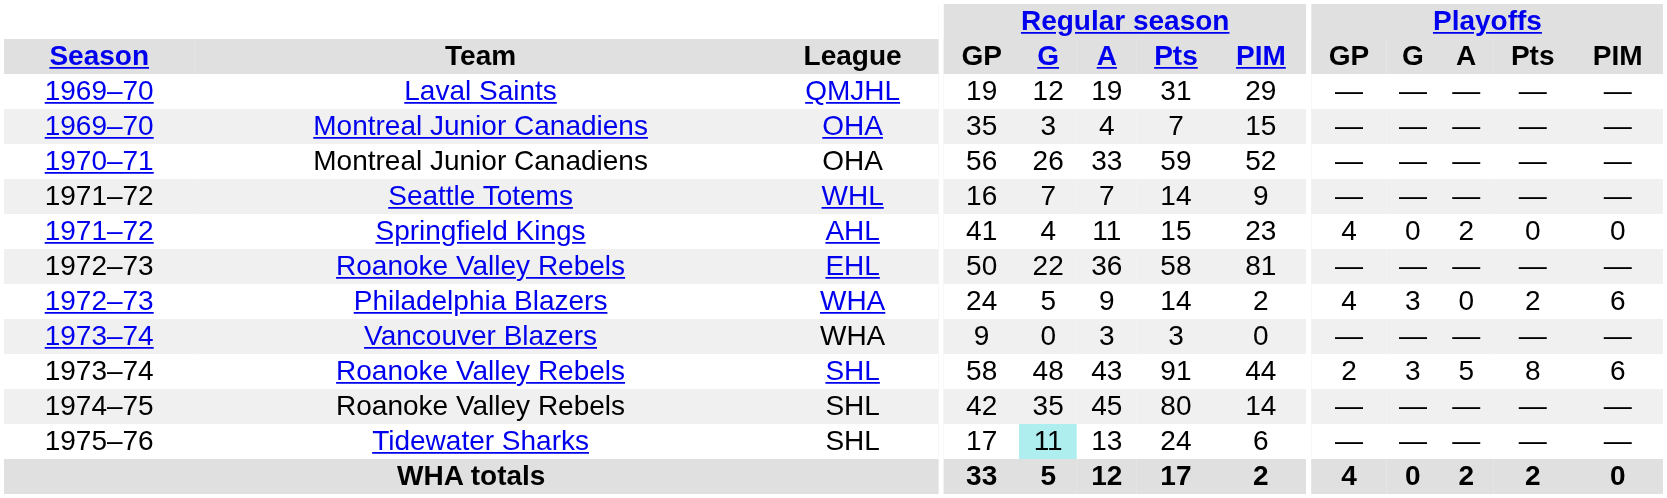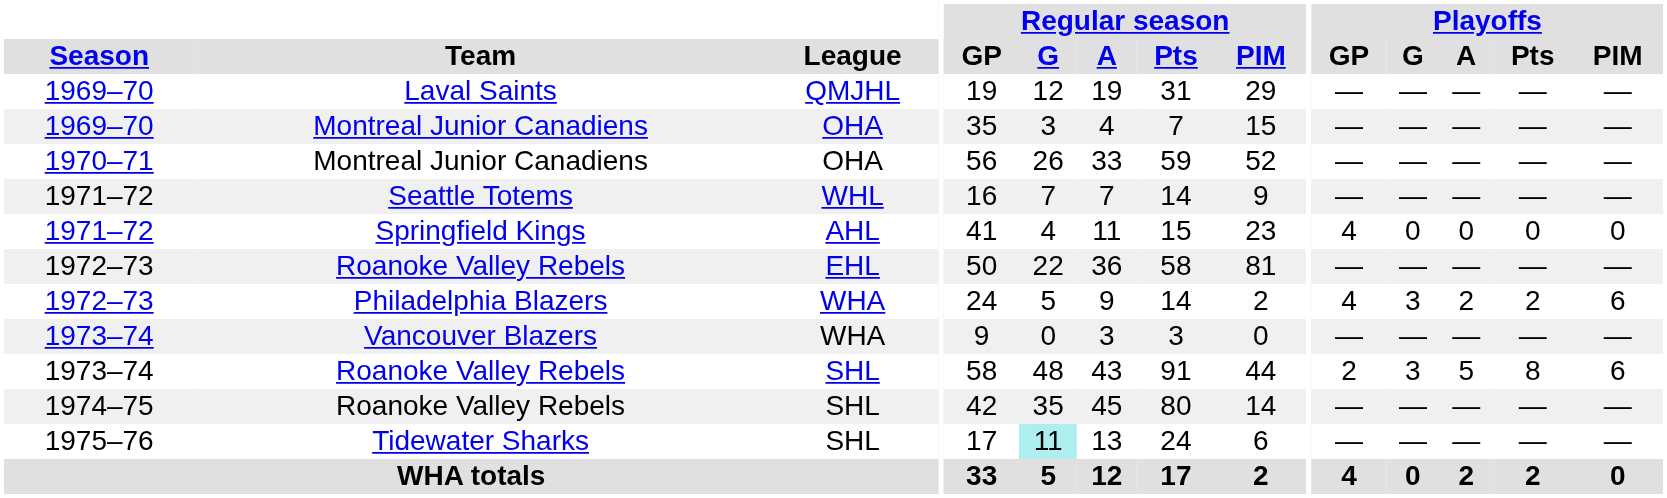(1466, 231) 2 -> (1466, 231) 0
(1466, 301) 0 -> (1466, 301) 2
